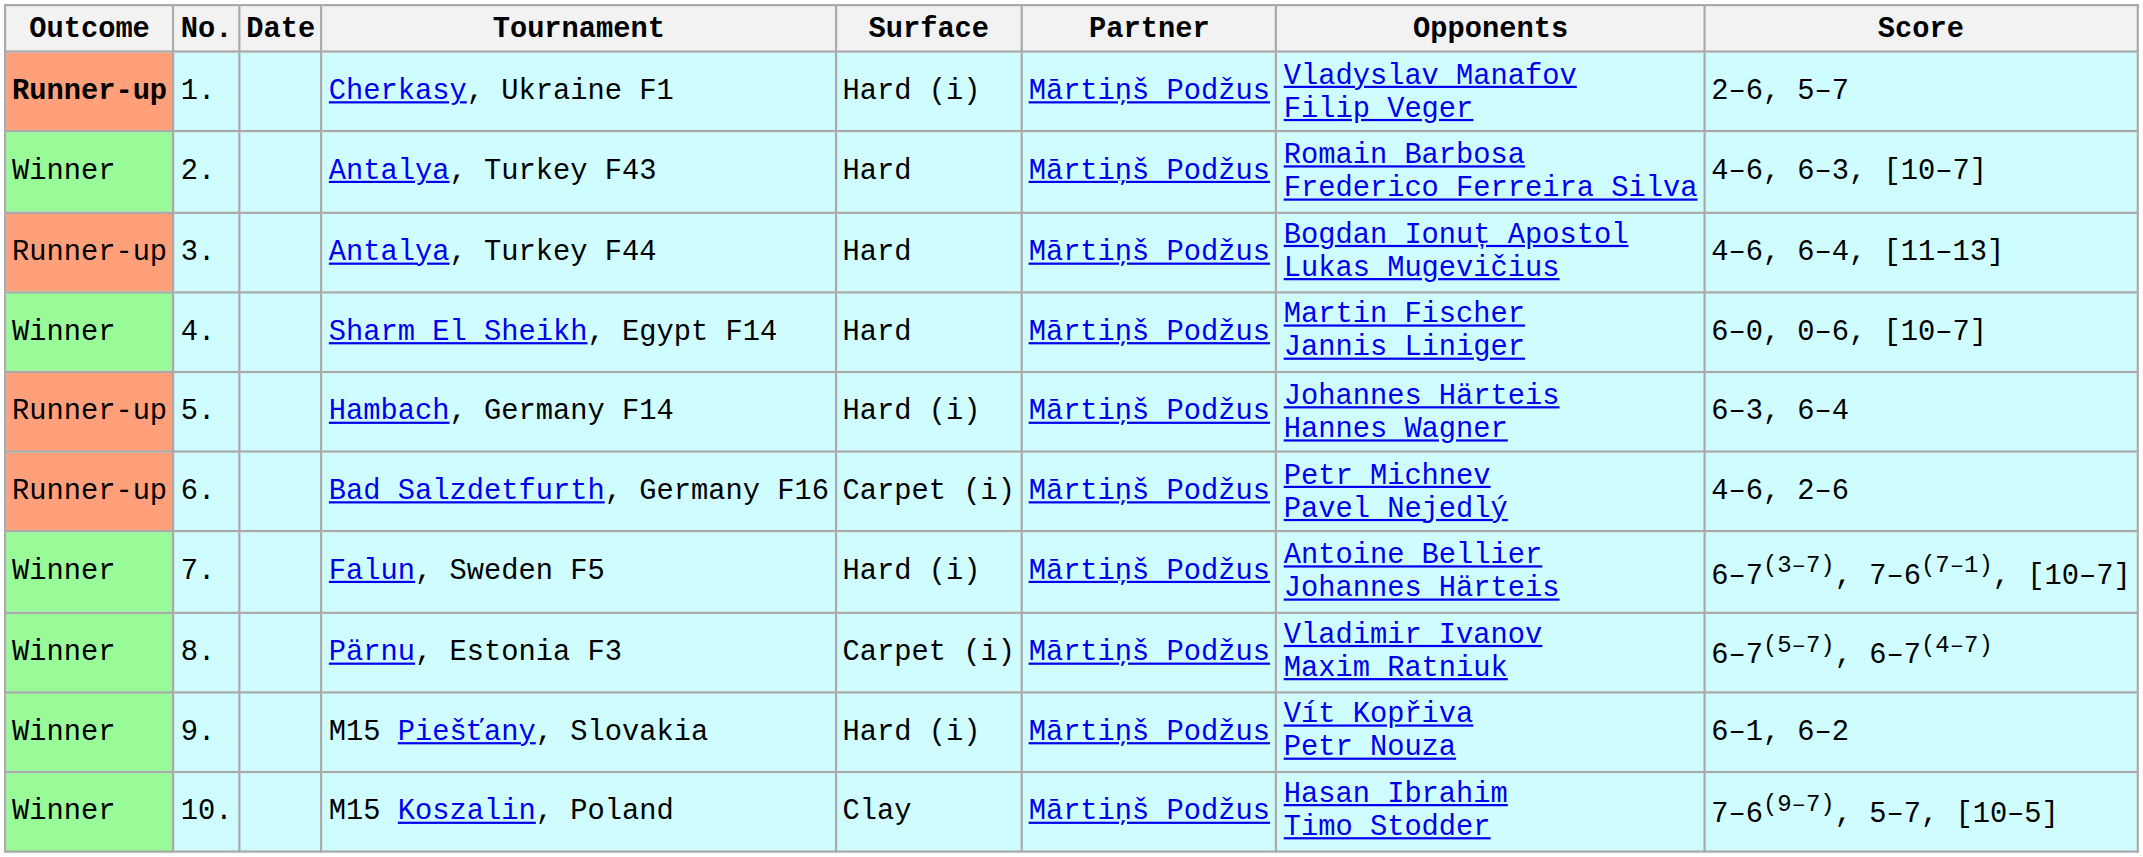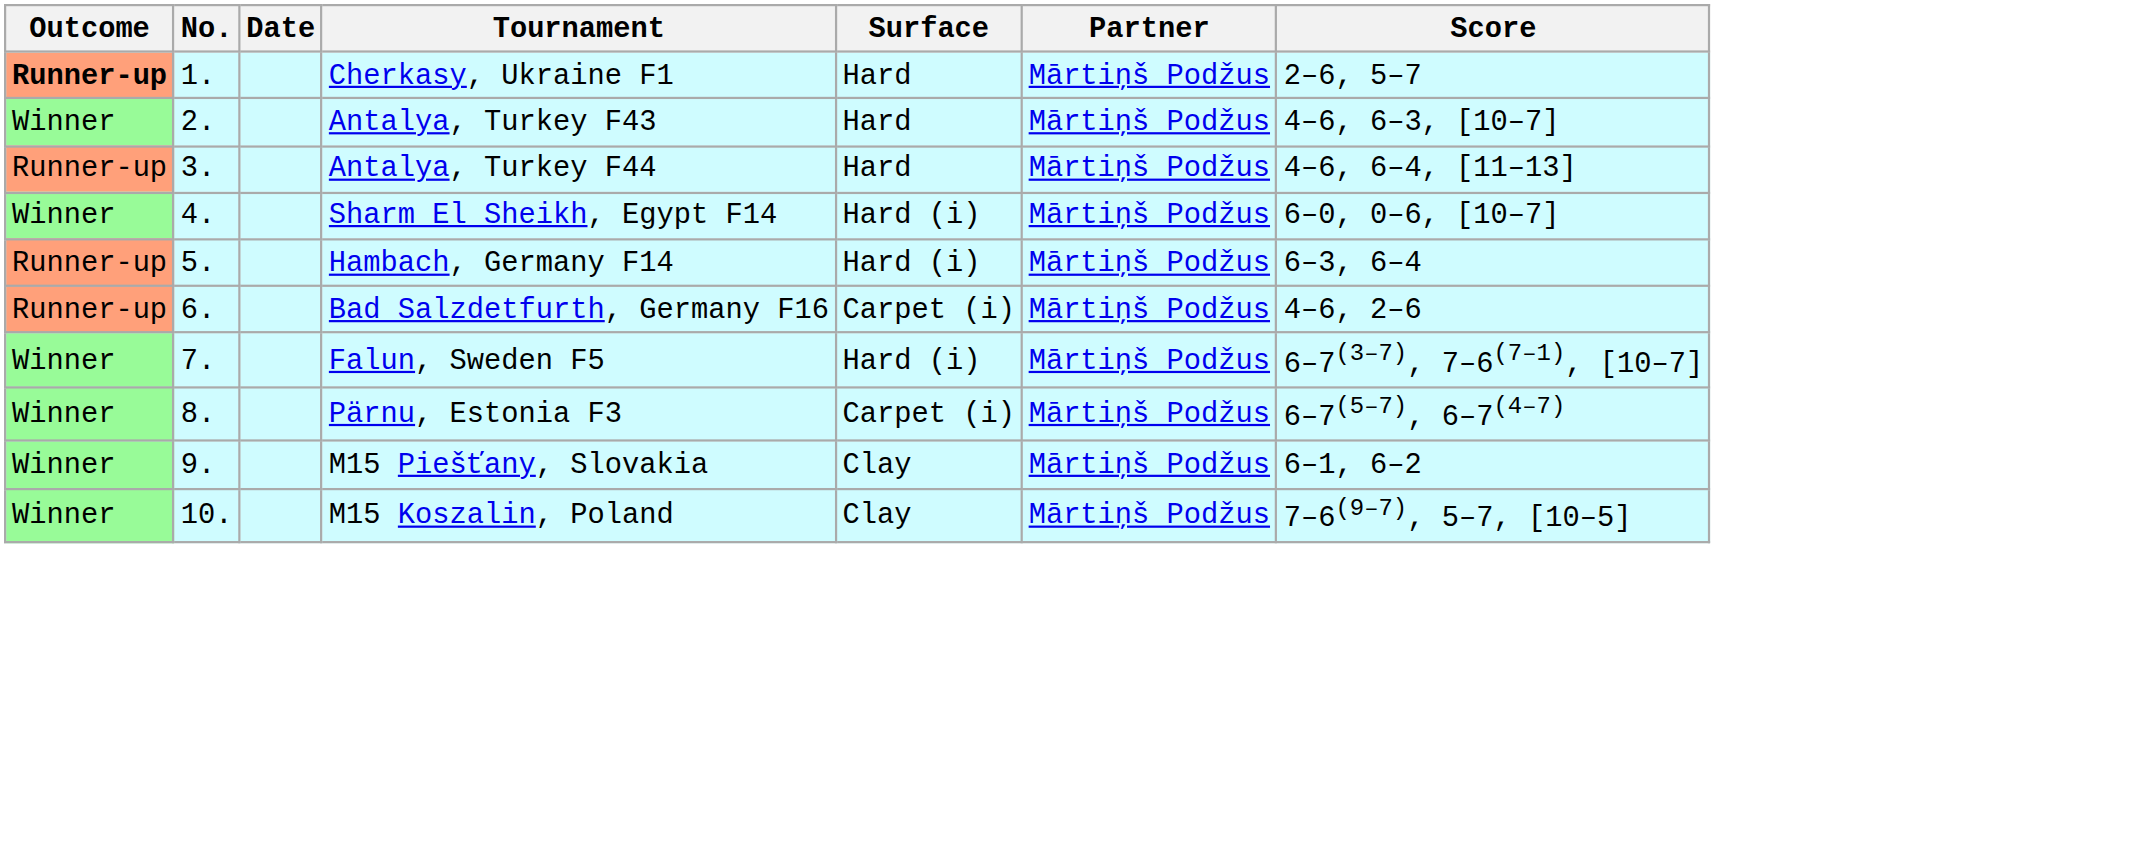- column: (1491, 29)
(912, 92) Hard (i) -> (877, 75) Hard
(877, 332) Hard -> (912, 216) Hard (i)
(912, 732) Hard (i) -> (877, 465) Clay
